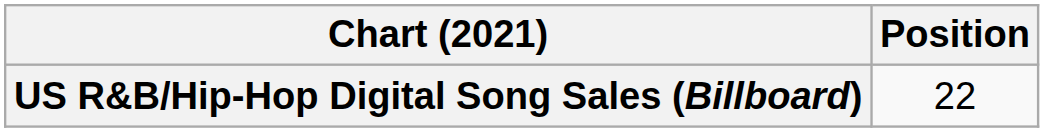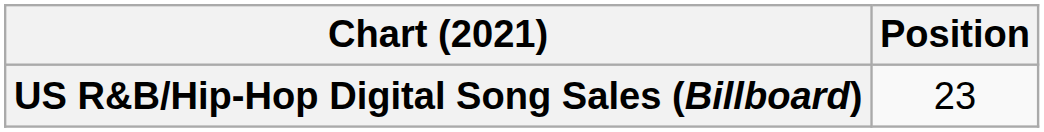(955, 95) 22 -> (955, 95) 23
